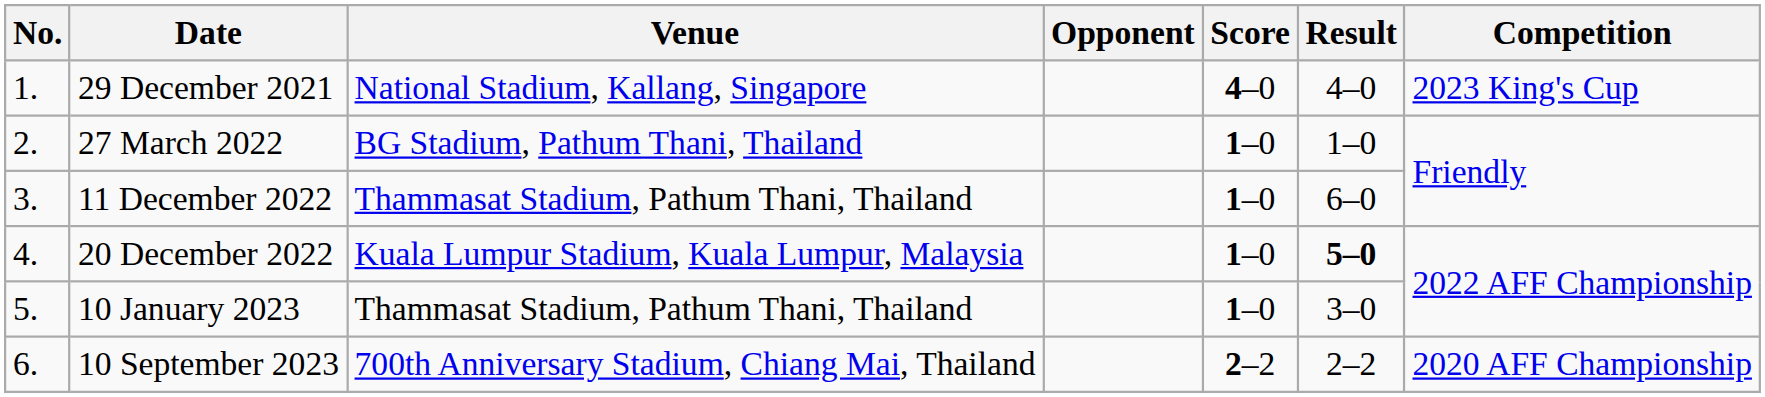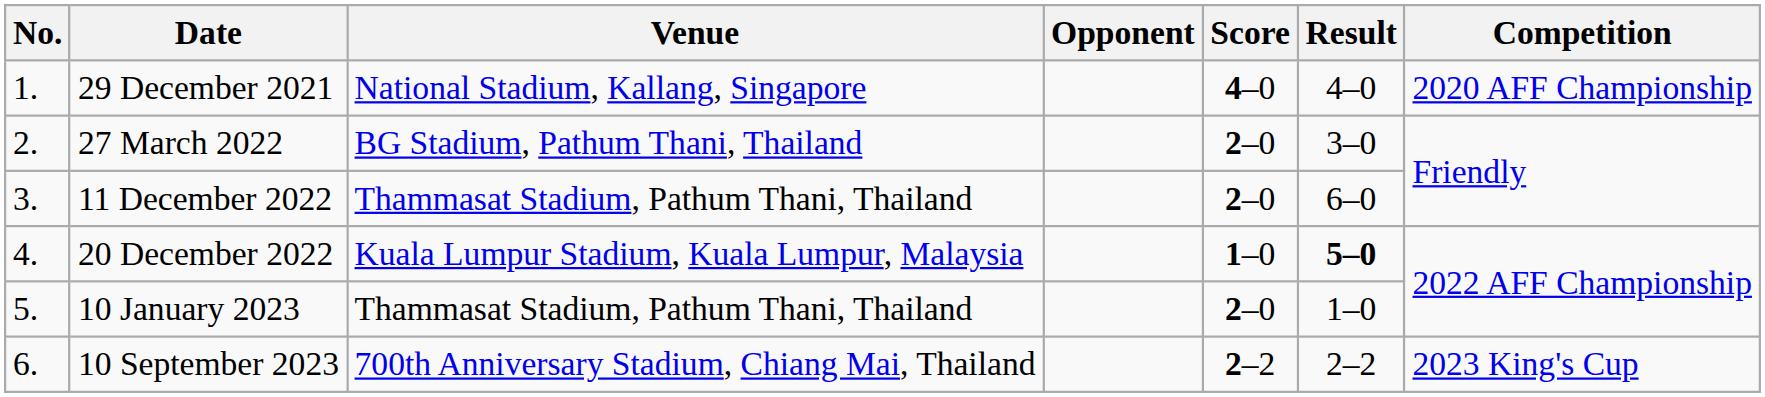(1526, 87) 2023 King's Cup -> (1582, 87) 2020 AFF Championship
(1250, 143) 1–0 -> (1250, 143) 2–0
(1351, 143) 1–0 -> (1351, 143) 3–0
(1250, 198) 1–0 -> (1250, 198) 2–0
(1250, 309) 1–0 -> (1250, 309) 2–0
(1351, 309) 3–0 -> (1351, 309) 1–0
(1582, 364) 2020 AFF Championship -> (1526, 364) 2023 King's Cup
